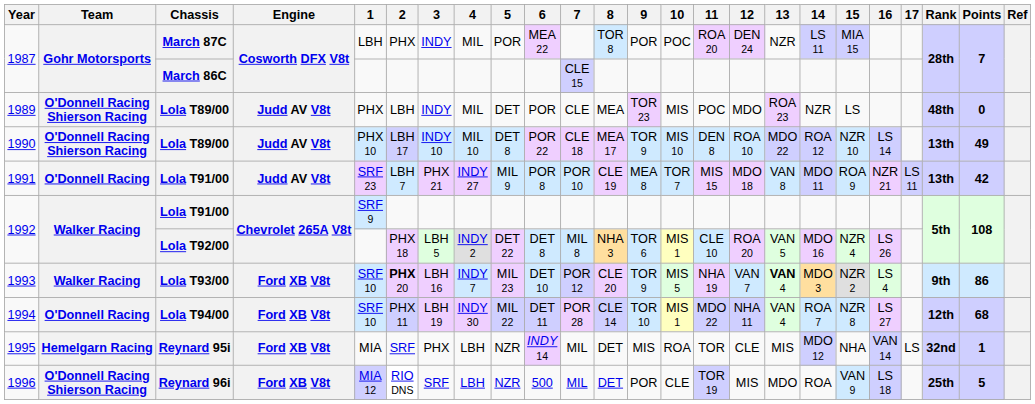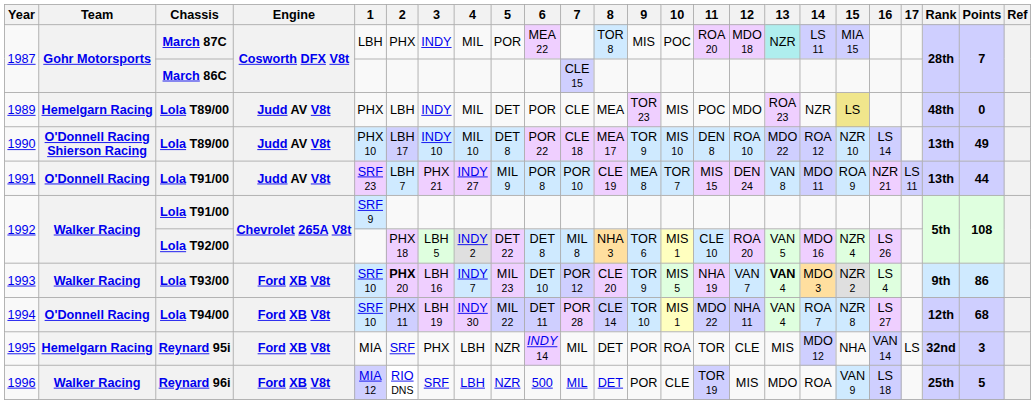(644, 42) POR -> (644, 42) MIS
(747, 42) DEN 24 -> (747, 42) MDO 18
(783, 42) no background -> (783, 42) paleturquoise background
(97, 110) O'Donnell Racing Shierson Racing -> (97, 110) Hemelgarn Racing
(853, 110) no background -> (853, 110) khaki background
(747, 178) MDO 18 -> (747, 178) DEN 24
(982, 178) 42 -> (982, 178) 44
(644, 349) MIS -> (644, 349) POR
(982, 349) 1 -> (982, 349) 3
(97, 383) O'Donnell Racing Shierson Racing -> (97, 383) Walker Racing
